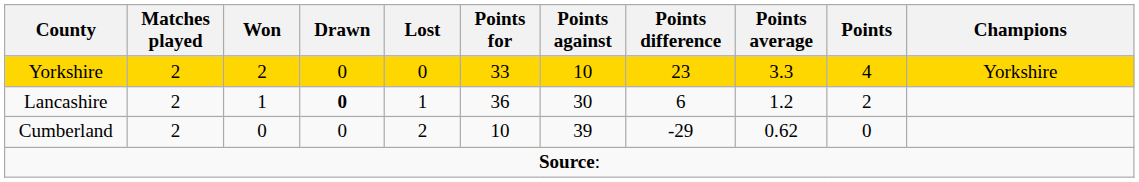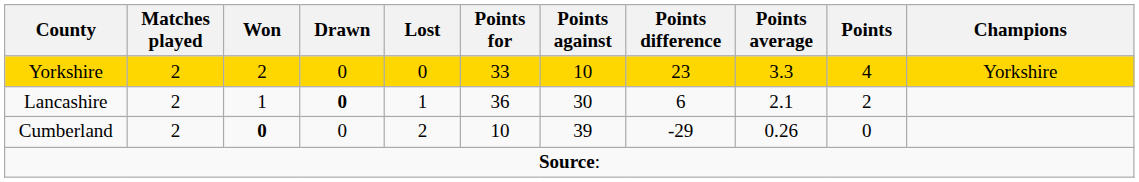(781, 101) 1.2 -> (781, 101) 2.1
(262, 131) normal -> (262, 131) bold
(781, 131) 0.62 -> (781, 131) 0.26
